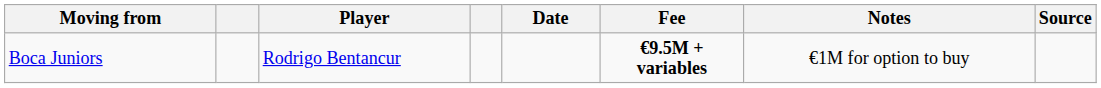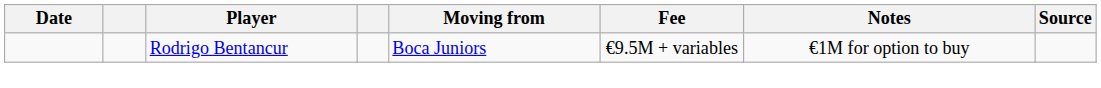columns swapped: (551, 18) <-> (110, 18)
(672, 57) bold -> (672, 47) normal
